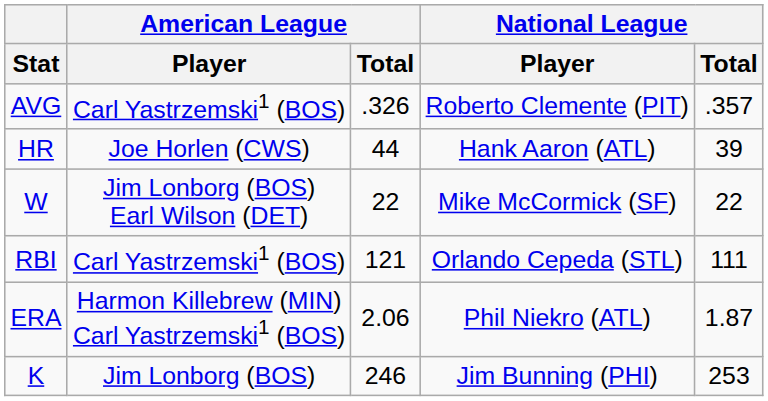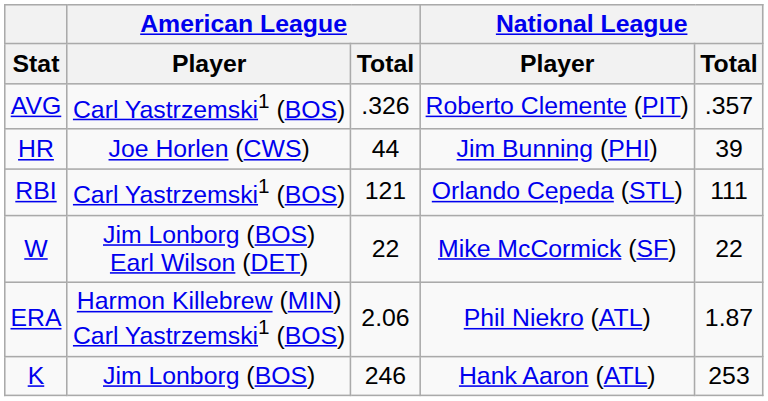(557, 148) Hank Aaron (ATL) -> (557, 148) Jim Bunning (PHI)
rows swapped: (36, 258) <-> (36, 202)
(557, 375) Jim Bunning (PHI) -> (557, 375) Hank Aaron (ATL)
